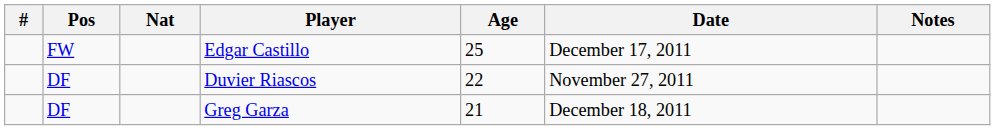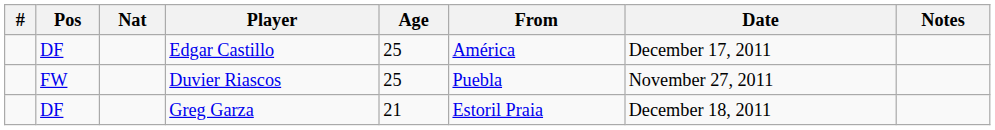+ column: (536, 19)
(61, 49) FW -> (52, 49) DF
(59, 79) DF -> (54, 79) FW
(474, 79) 22 -> (392, 79) 25
